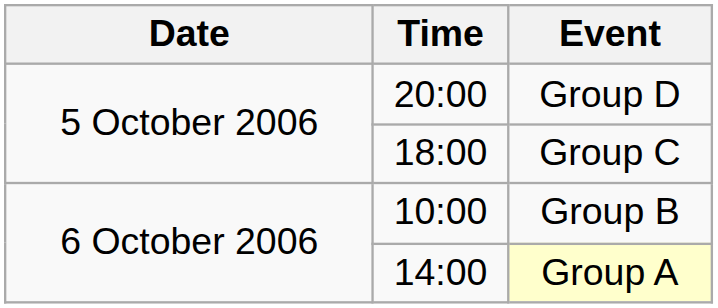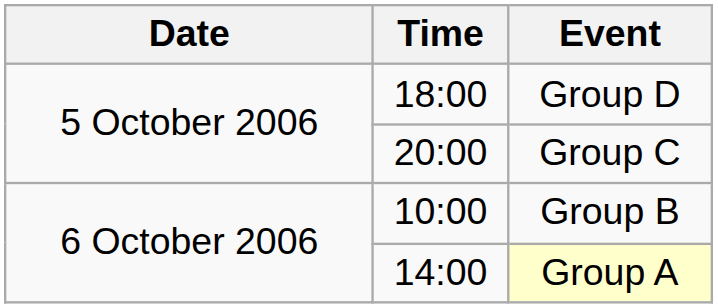(441, 93) 20:00 -> (441, 93) 18:00
(441, 152) 18:00 -> (441, 152) 20:00
